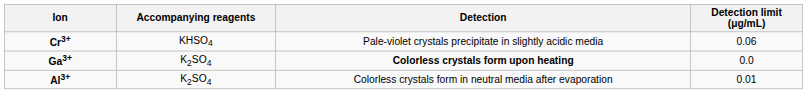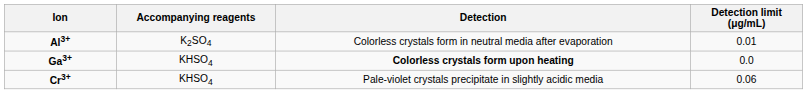rows swapped: (60, 79) <-> (60, 41)
(196, 61) K2SO4 -> (196, 61) KHSO4
